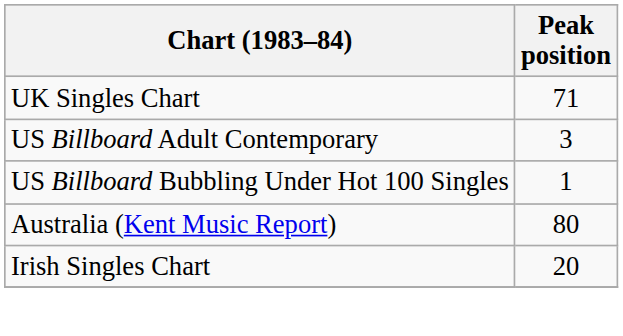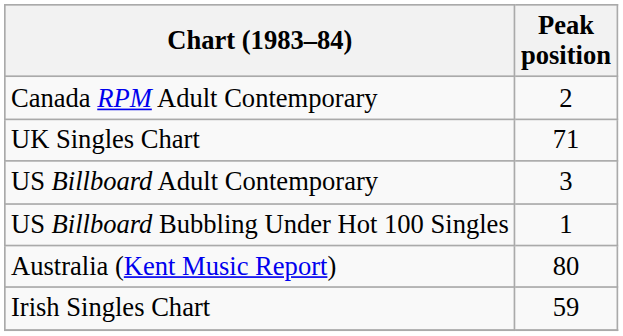+ row: (194, 97)
(566, 266) 20 -> (566, 308) 59
